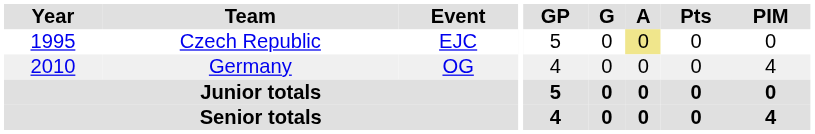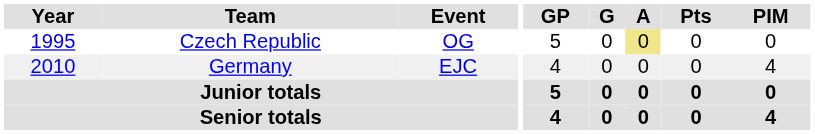(458, 41) EJC -> (458, 41) OG
(458, 66) OG -> (458, 66) EJC
